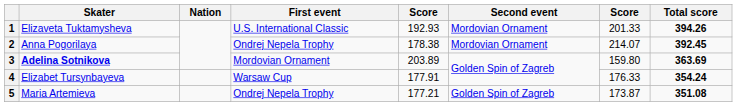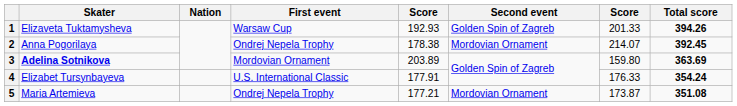(291, 28) U.S. International Classic -> (262, 28) Warsaw Cup
(499, 28) Mordovian Ornament -> (503, 28) Golden Spin of Zagreb
(262, 77) Warsaw Cup -> (291, 77) U.S. International Classic
(503, 93) Golden Spin of Zagreb -> (499, 93) Mordovian Ornament
